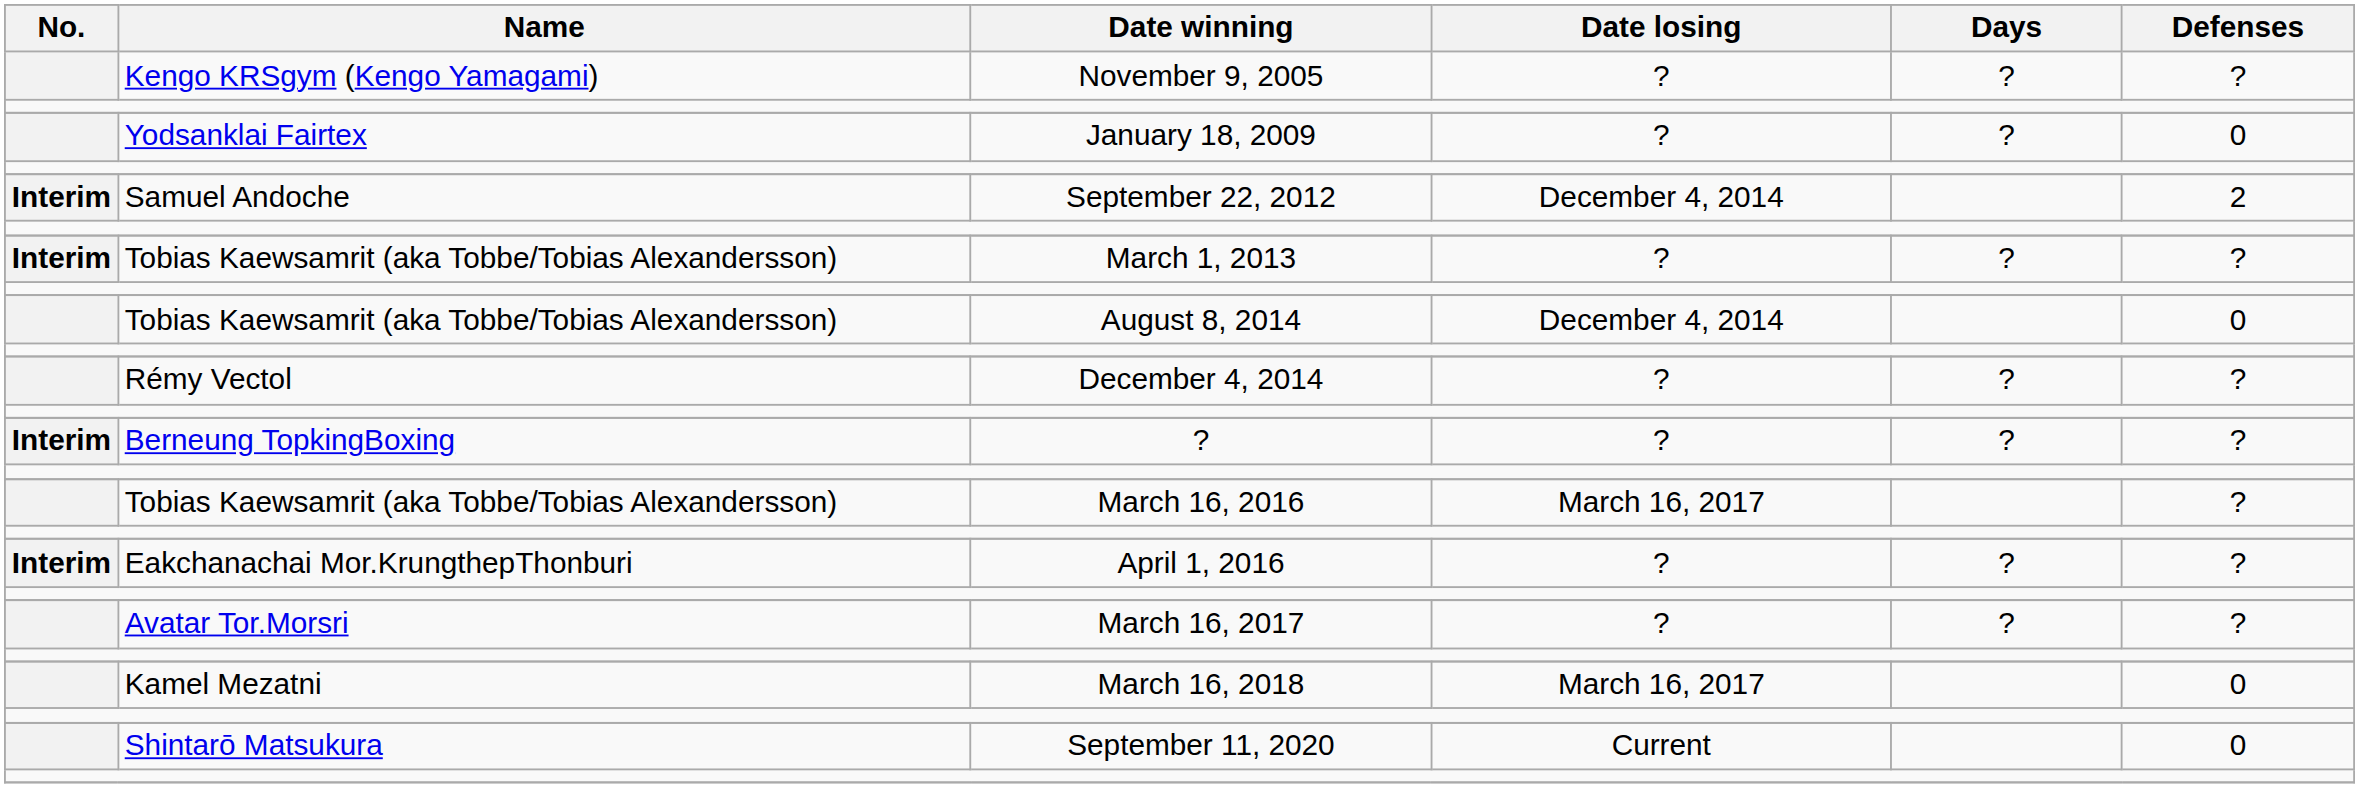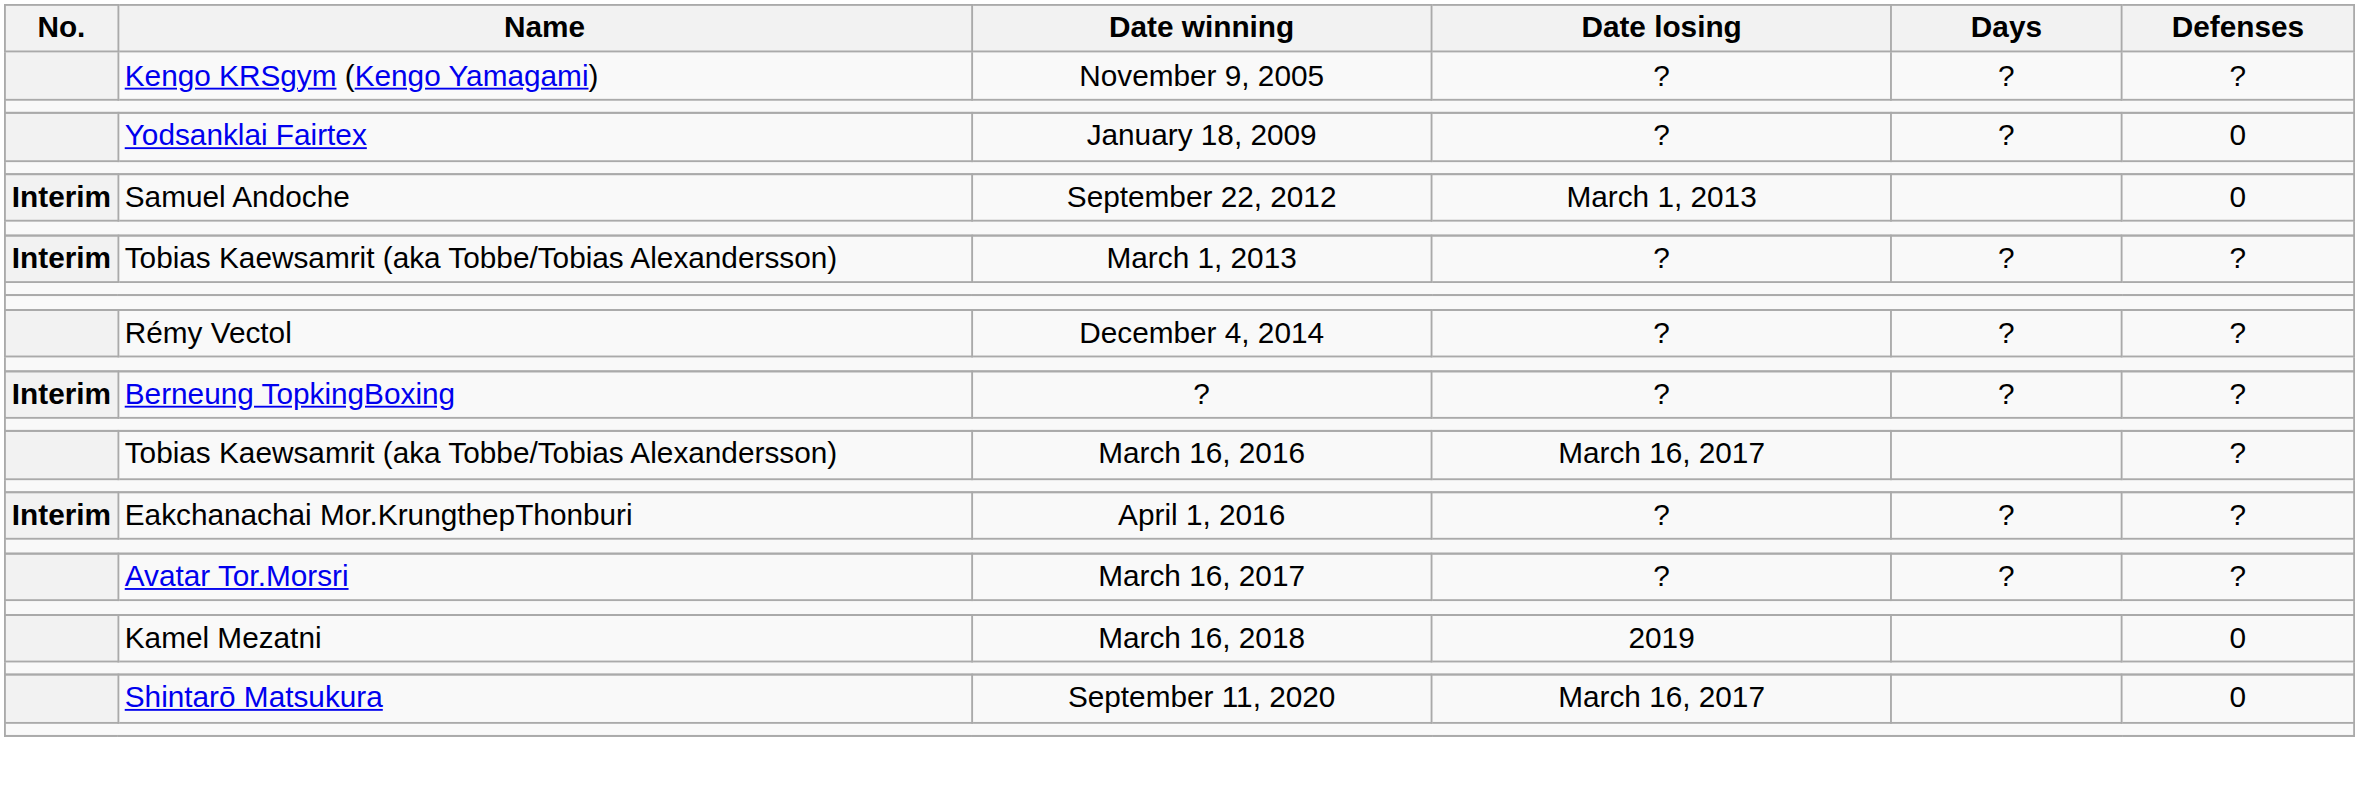(1661, 197) December 4, 2014 -> (1662, 197) March 1, 2013
(2238, 197) 2 -> (2238, 197) 0
- row: (481, 318)
(1661, 684) March 16, 2017 -> (1662, 637) 2019
(1661, 745) Current -> (1662, 698) March 16, 2017
